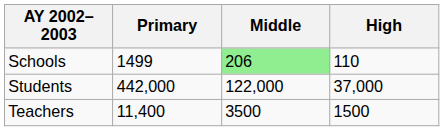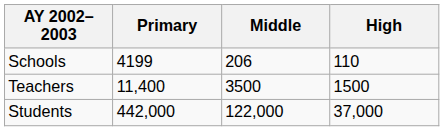(135, 61) 1499 -> (135, 61) 4199
(239, 61) lightgreen background -> (239, 61) no background
rows swapped: (41, 112) <-> (40, 86)
